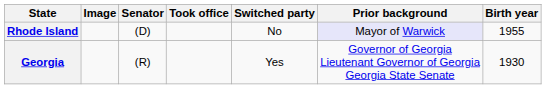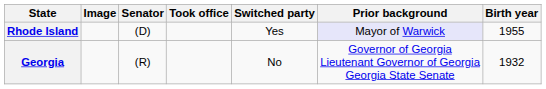(275, 31) No -> (275, 31) Yes
(275, 62) Yes -> (275, 62) No
(512, 62) 1930 -> (512, 62) 1932
